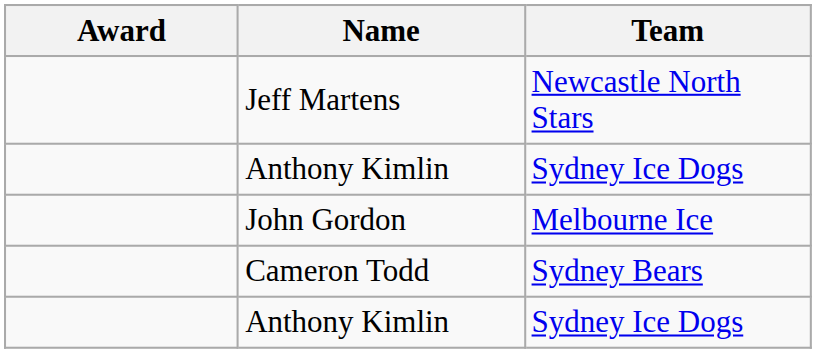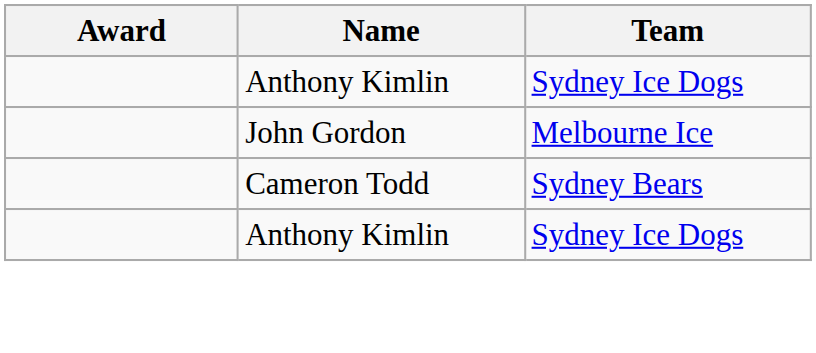- row: (323, 99)
